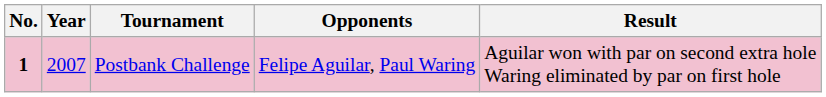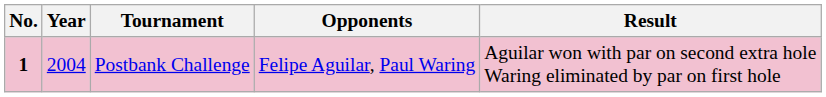(66, 64) 2007 -> (66, 64) 2004
